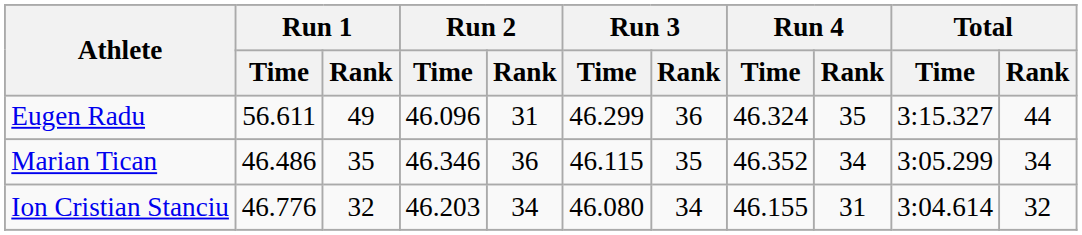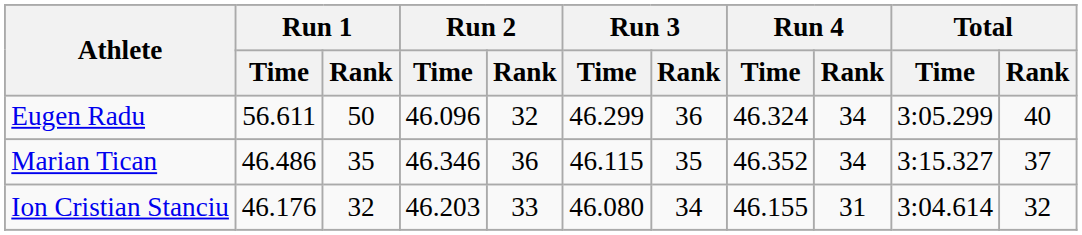(361, 117) 49 -> (361, 117) 50
(525, 117) 31 -> (525, 117) 32
(853, 117) 35 -> (853, 117) 34
(945, 117) 3:15.327 -> (945, 117) 3:05.299
(1038, 117) 44 -> (1038, 117) 40
(945, 161) 3:05.299 -> (945, 161) 3:15.327
(1038, 161) 34 -> (1038, 161) 37
(279, 206) 46.776 -> (279, 206) 46.176
(525, 206) 34 -> (525, 206) 33
